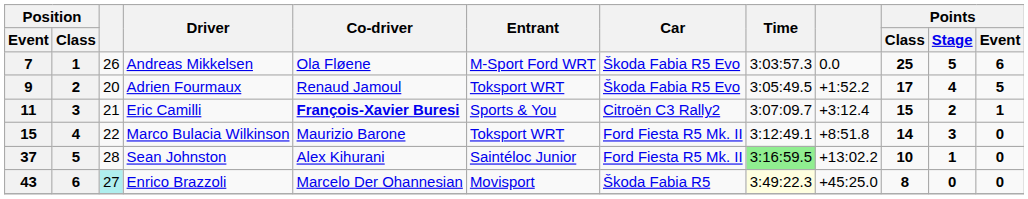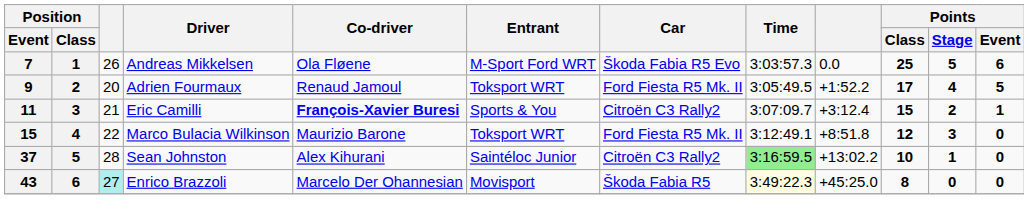(672, 87) Škoda Fabia R5 Evo -> (673, 87) Ford Fiesta R5 Mk. II
(905, 134) 14 -> (905, 134) 12
(673, 157) Ford Fiesta R5 Mk. II -> (662, 157) Citroën C3 Rally2
